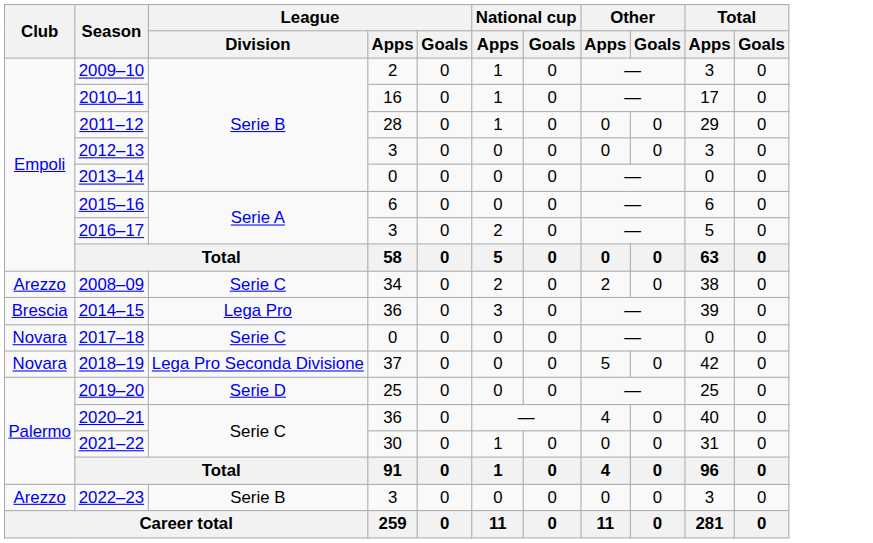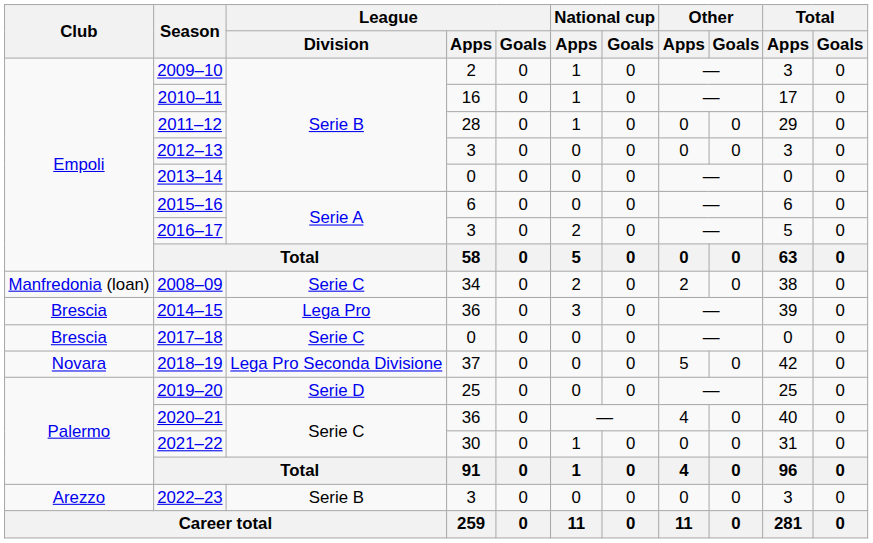(40, 284) Arezzo -> (79, 284) Manfredonia (loan)
(40, 337) Novara -> (79, 337) Brescia
